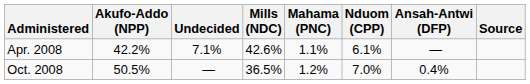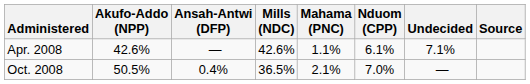columns swapped: (434, 21) <-> (207, 29)
(132, 49) 42.2% -> (132, 49) 42.6%
(313, 69) 1.2% -> (326, 69) 2.1%
